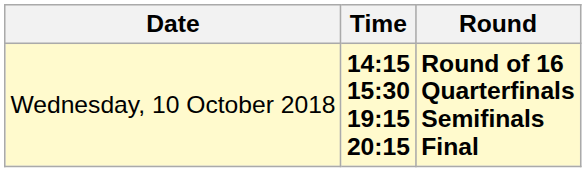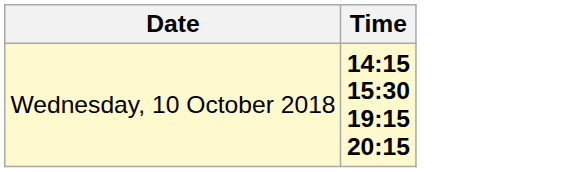- column: (498, 24)
